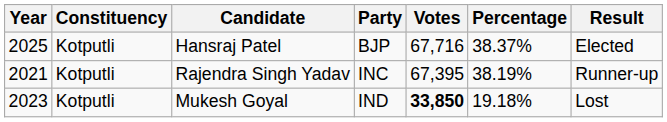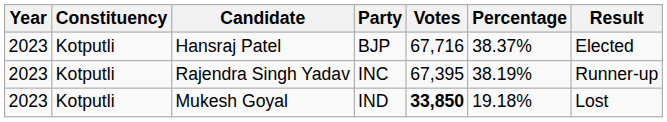(28, 46) 2025 -> (28, 46) 2023
(28, 74) 2021 -> (28, 74) 2023
